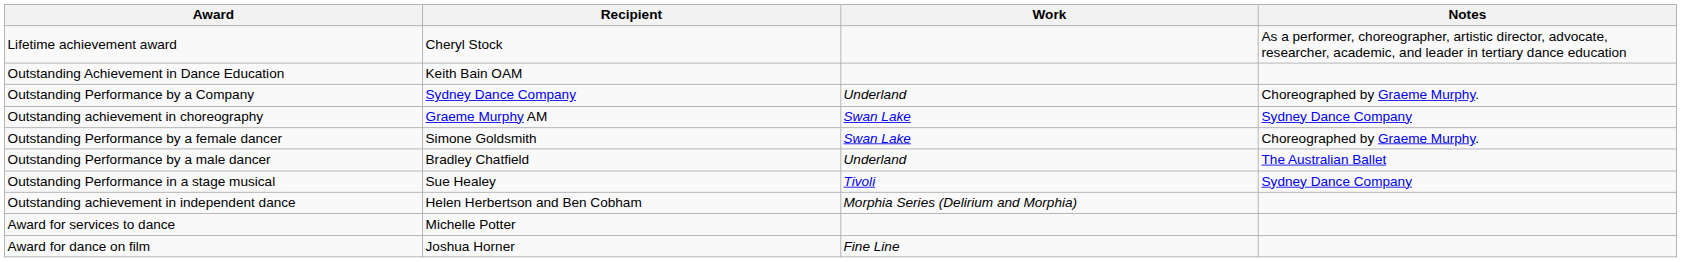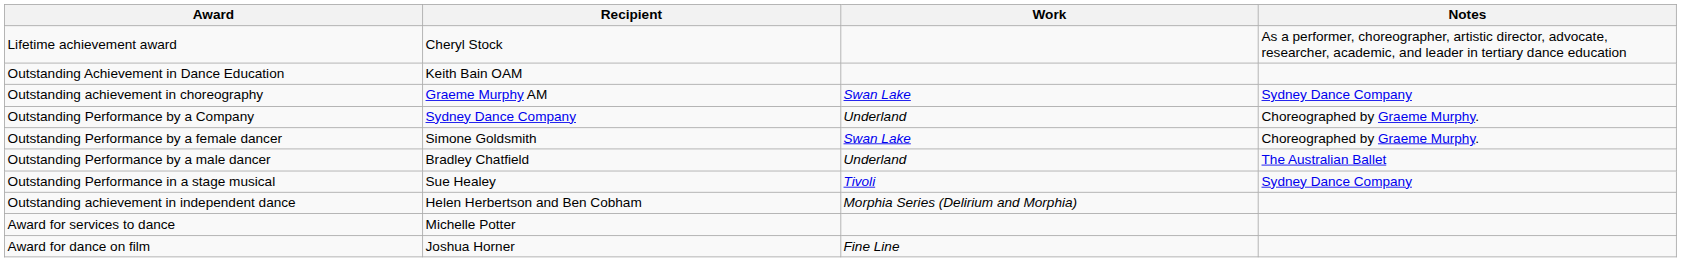rows swapped: (135, 116) <-> (131, 95)
